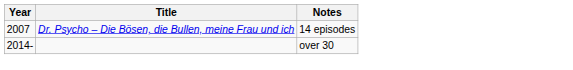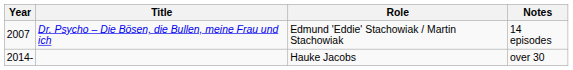+ column: (398, 12)
